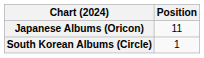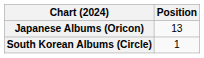(177, 28) 11 -> (177, 28) 13
